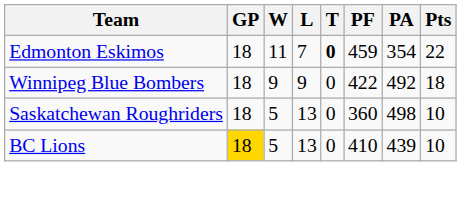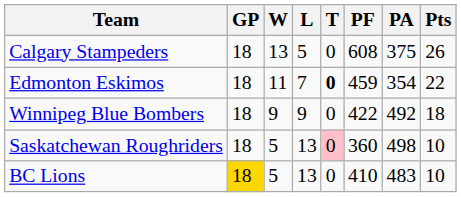+ row: (89, 51)
(331, 113) no background -> (331, 144) pink background
(401, 144) 439 -> (401, 176) 483
